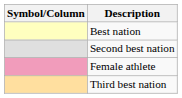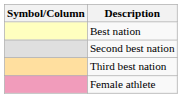rows swapped: (128, 84) <-> (123, 66)
